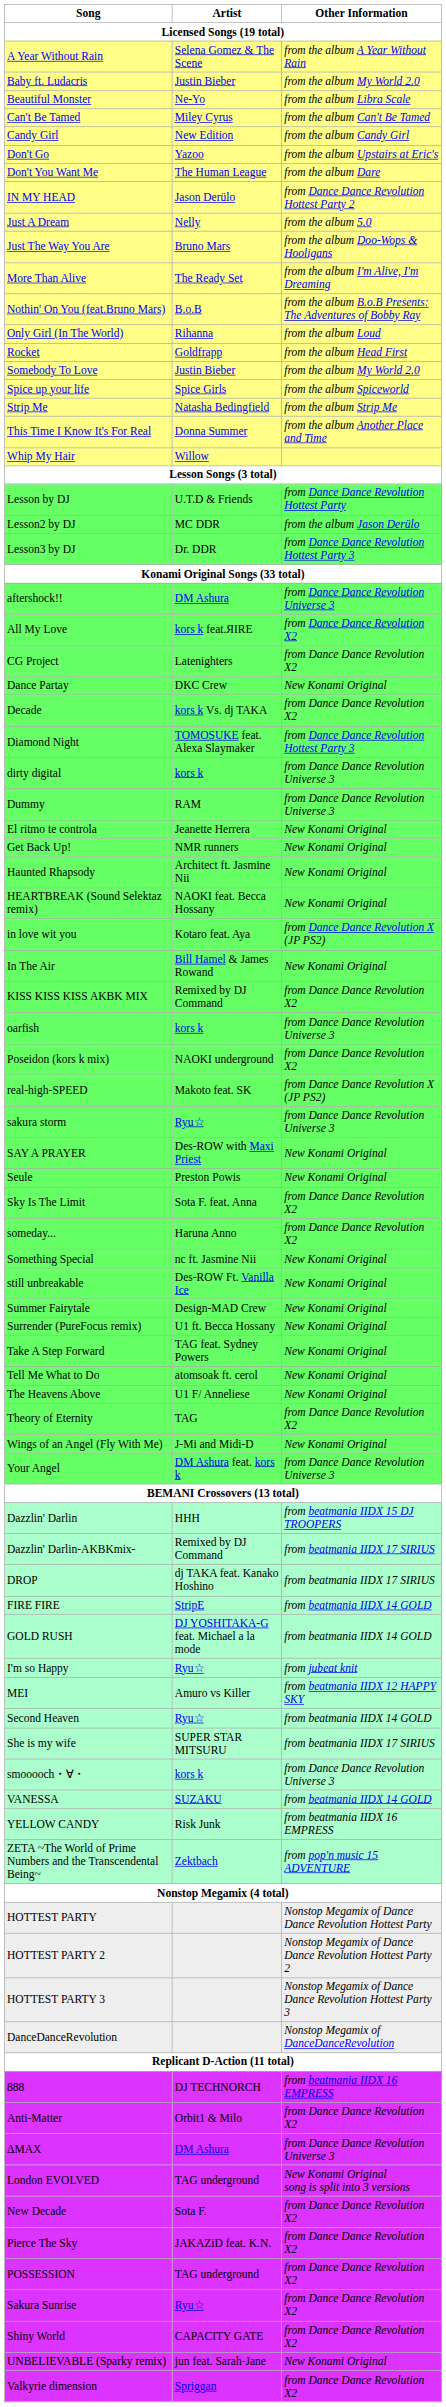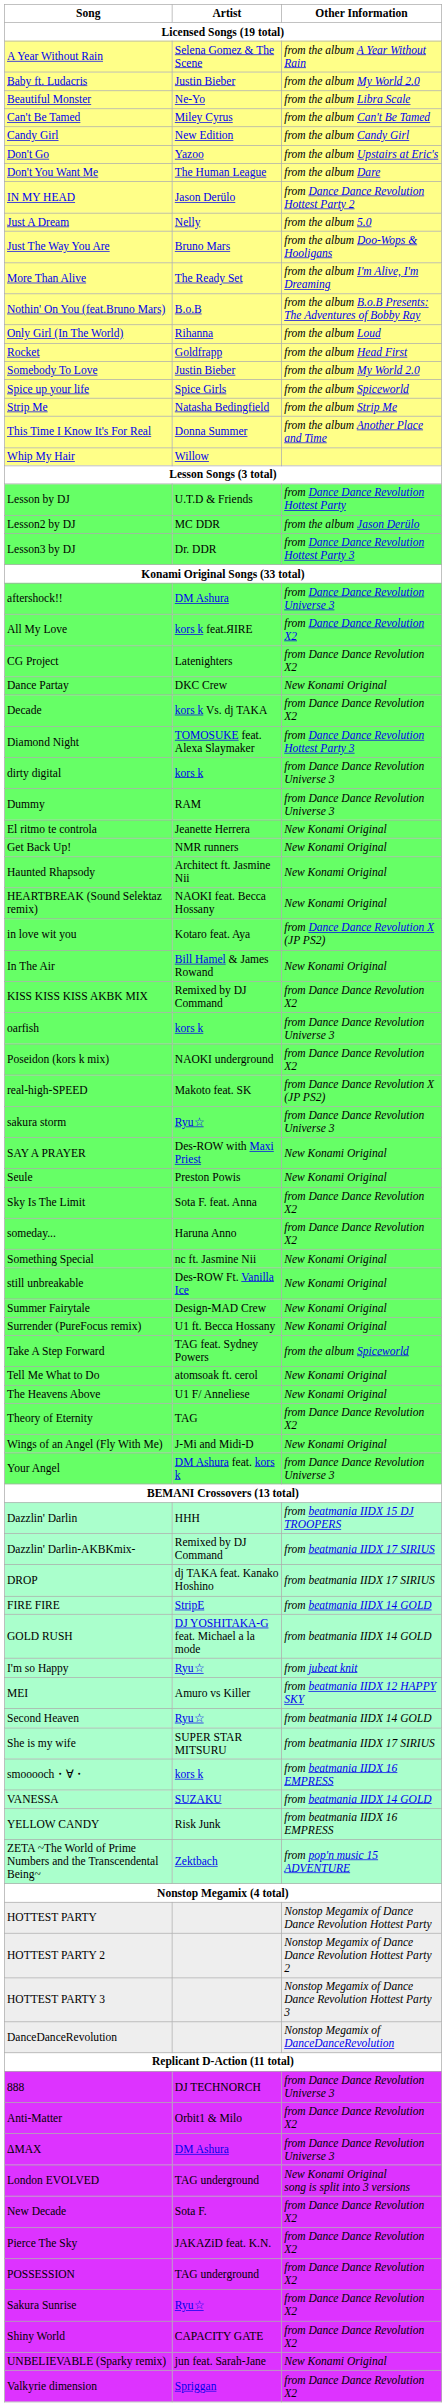(335, 1351) New Konami Original -> (347, 1351) from the album Spiceworld
(354, 1774) from Dance Dance Revolution Universe 3 -> (341, 1774) from beatmania IIDX 16 EMPRESS
(341, 2086) from beatmania IIDX 16 EMPRESS -> (354, 2086) from Dance Dance Revolution Universe 3
